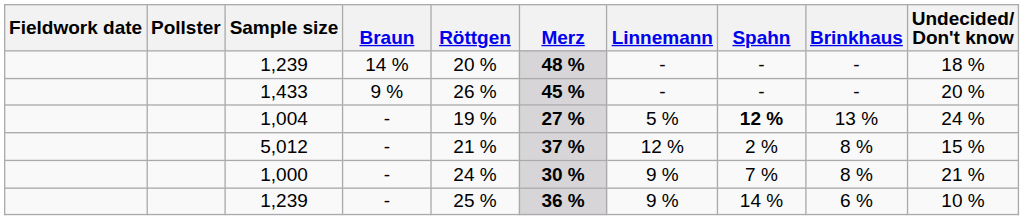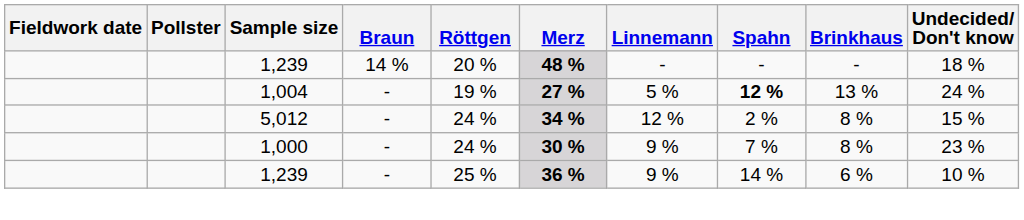- row: (284, 92)
(475, 147) 21 % -> (475, 119) 24 %
(563, 147) 37 % -> (563, 119) 34 %
(963, 174) 21 % -> (963, 147) 23 %
